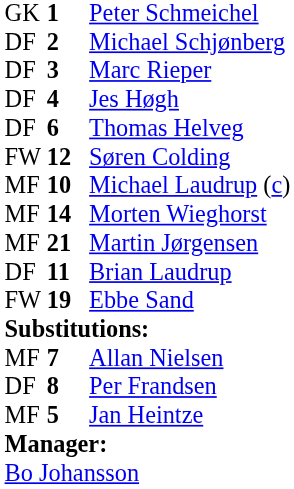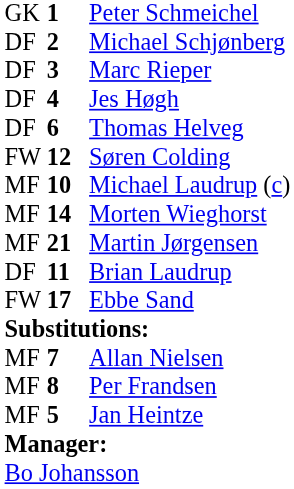(59, 300) 19 -> (59, 300) 17
(20, 386) DF -> (22, 386) MF
